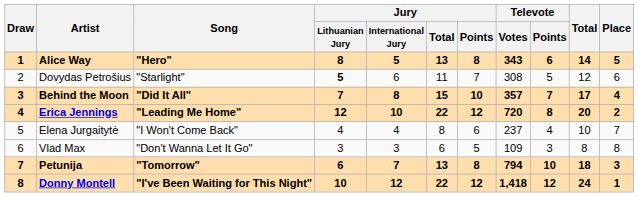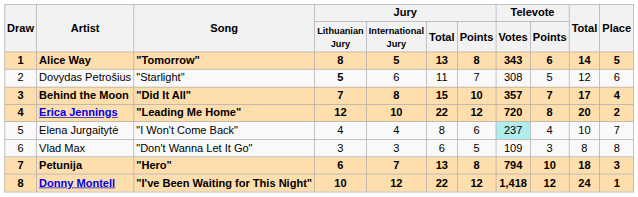(154, 60) "Hero" -> (168, 60) "Tomorrow"
(513, 130) no background -> (513, 130) paleturquoise background
(168, 165) "Tomorrow" -> (154, 165) "Hero"
